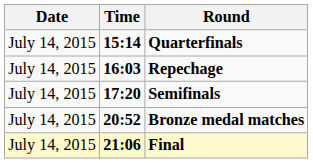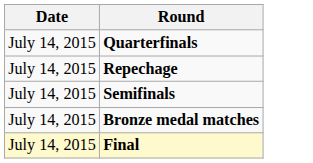- column: (122, 17)
